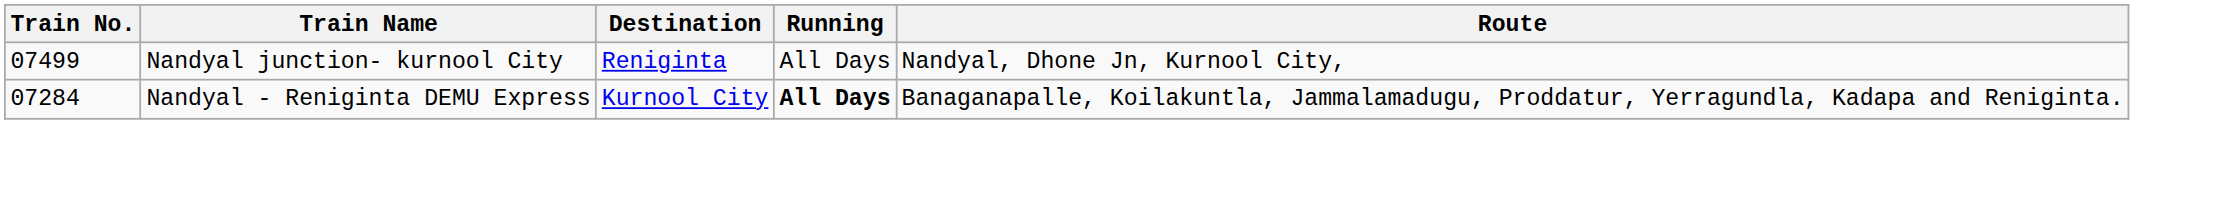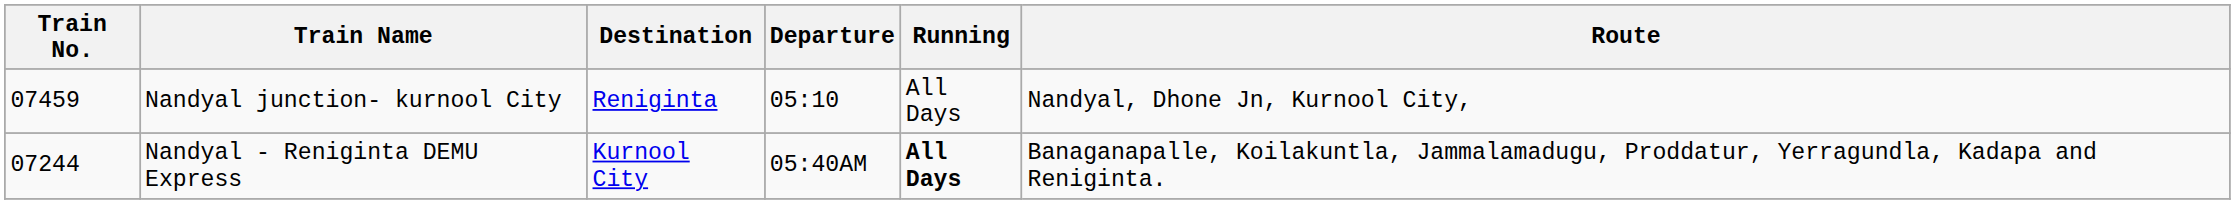+ column: (832, 37)
(45, 61) 07499 -> (45, 102) 07459
(45, 99) 07284 -> (45, 166) 07244
